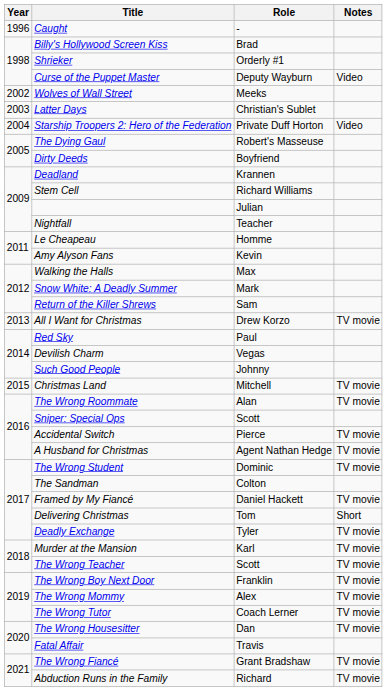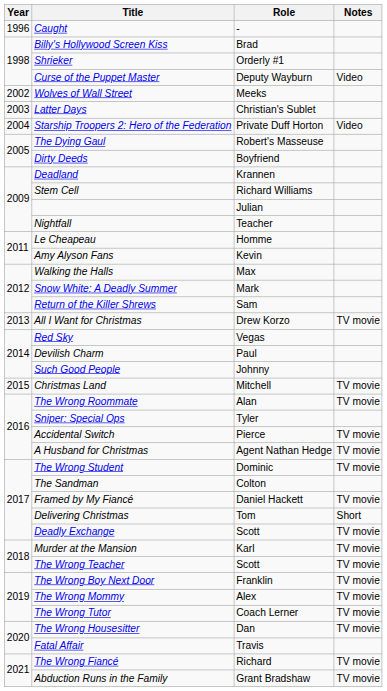(246, 337) Paul -> (250, 337) Vegas
(250, 353) Vegas -> (246, 353) Paul
(248, 418) Scott -> (247, 418) Tyler
(247, 532) Tyler -> (248, 532) Scott
(273, 662) Grant Bradshaw -> (254, 662) Richard
(254, 678) Richard -> (273, 678) Grant Bradshaw
